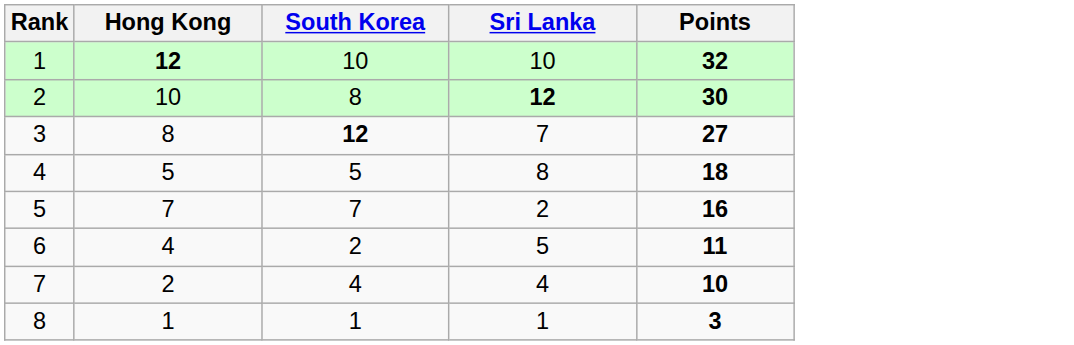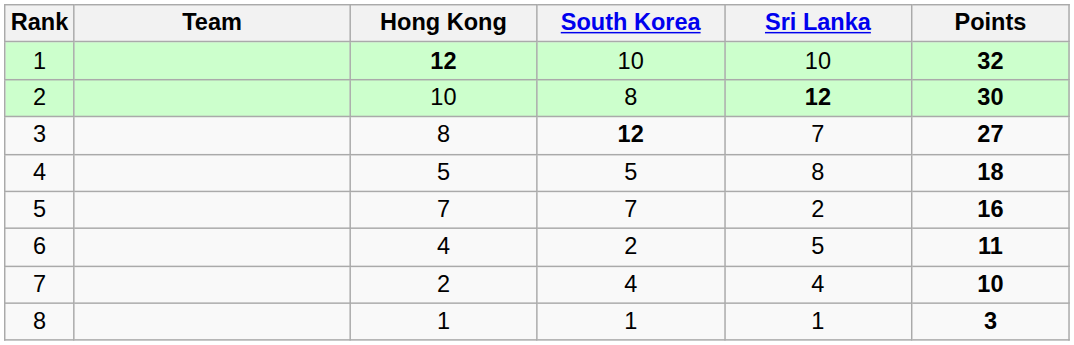+ column: (212, 23)
